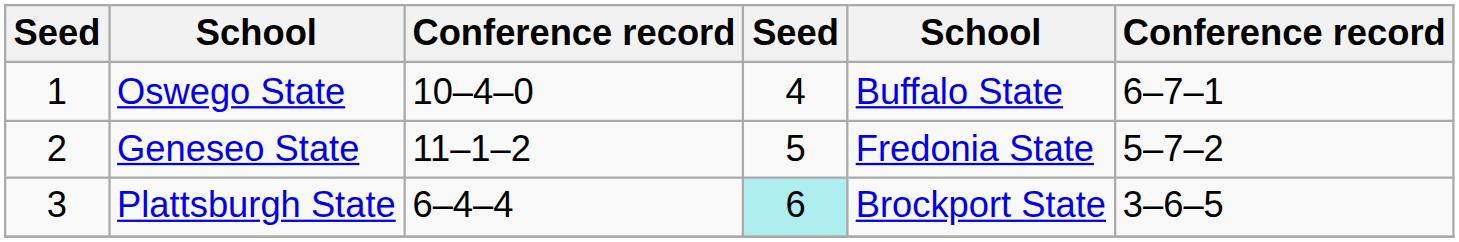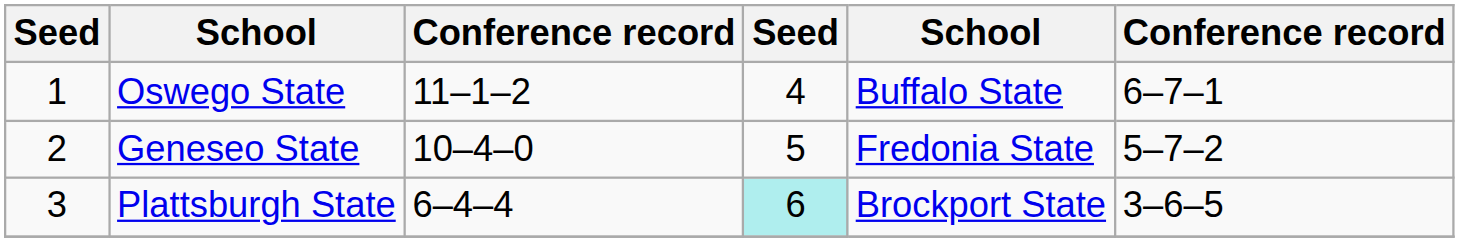(473, 90) 10–4–0 -> (472, 90) 11–1–2
(472, 148) 11–1–2 -> (473, 148) 10–4–0
